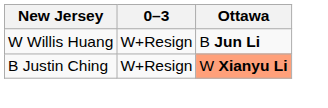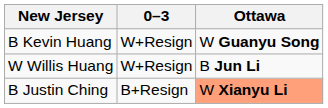+ row: (60, 41)
(156, 66) W+Resign -> (154, 90) B+Resign
